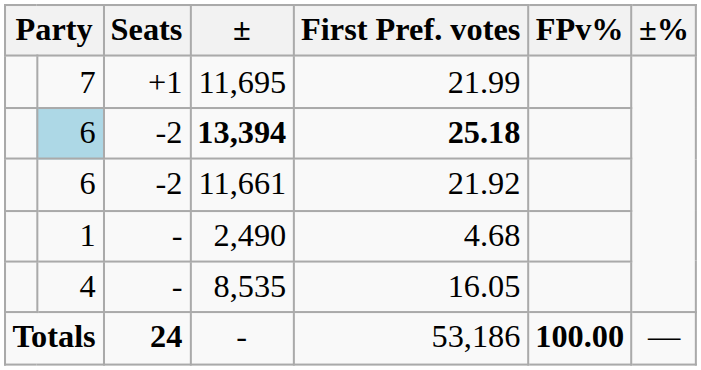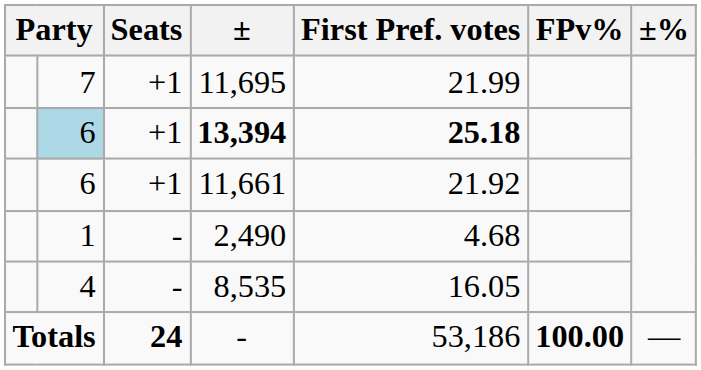(169, 132) -2 -> (165, 132) +1
(169, 183) -2 -> (165, 183) +1
